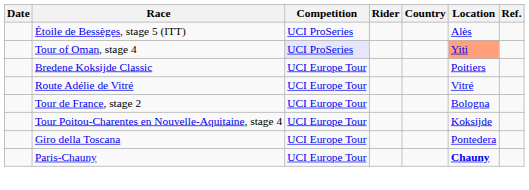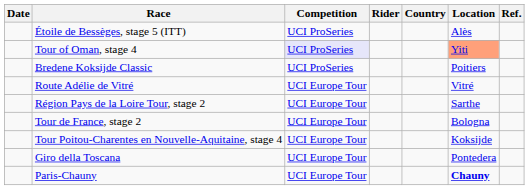(327, 67) UCI Europe Tour -> (320, 67) UCI ProSeries
+ row: (120, 103)
